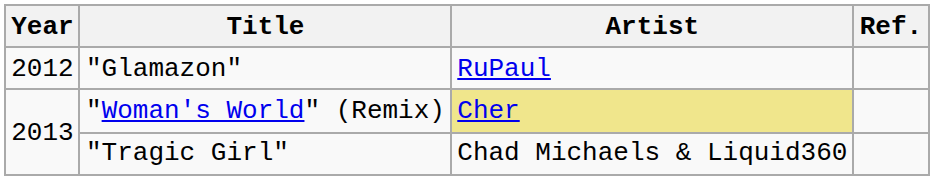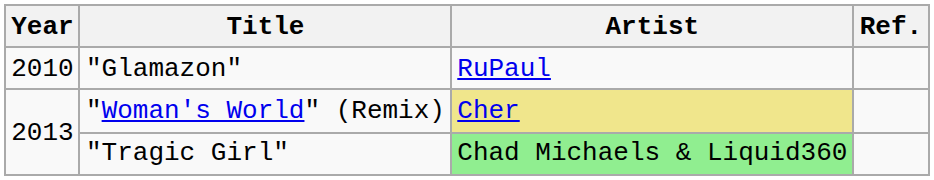(42, 69) 2012 -> (42, 69) 2010
(652, 153) no background -> (652, 153) lightgreen background
